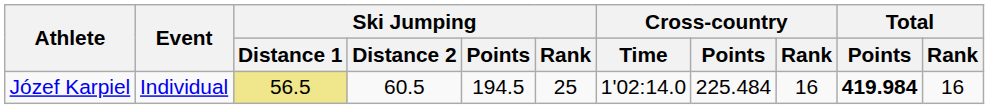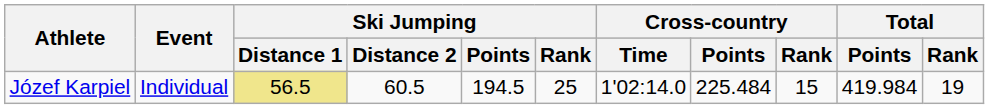(807, 88) 16 -> (807, 88) 15
(880, 88) bold -> (880, 88) normal
(953, 88) 16 -> (953, 88) 19
